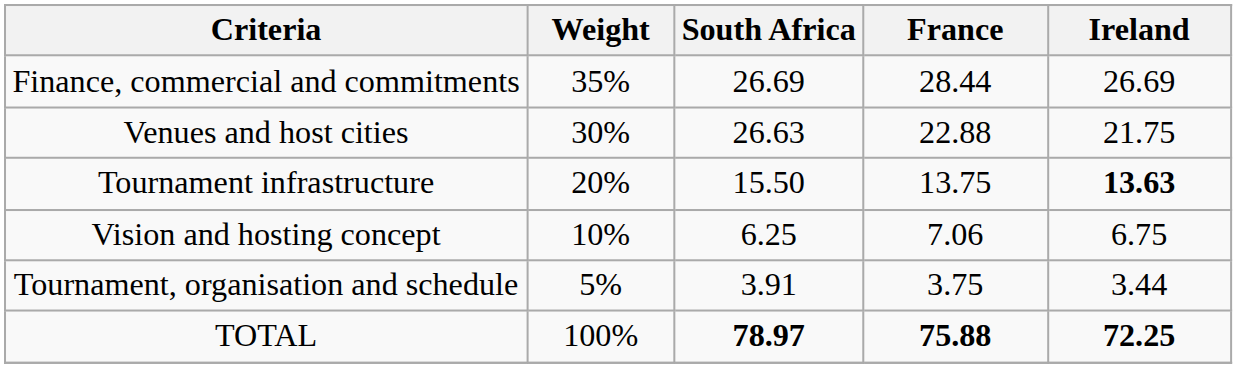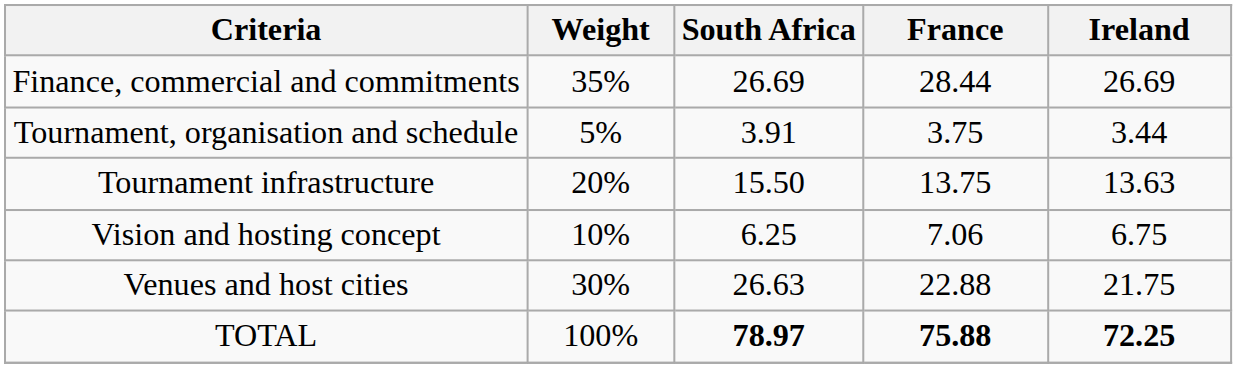rows swapped: (266, 132) <-> (266, 285)
(1139, 183) bold -> (1139, 183) normal
